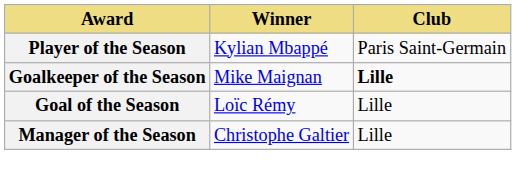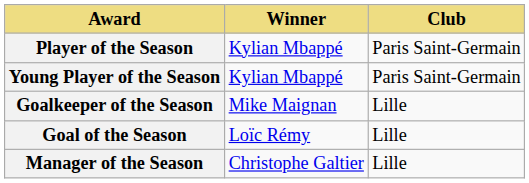+ row: (115, 76)
(375, 76) bold -> (390, 105) normal
